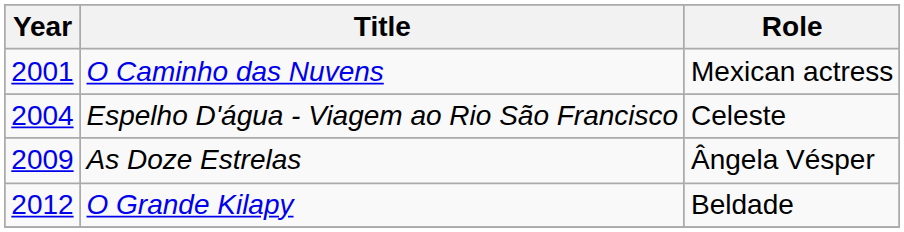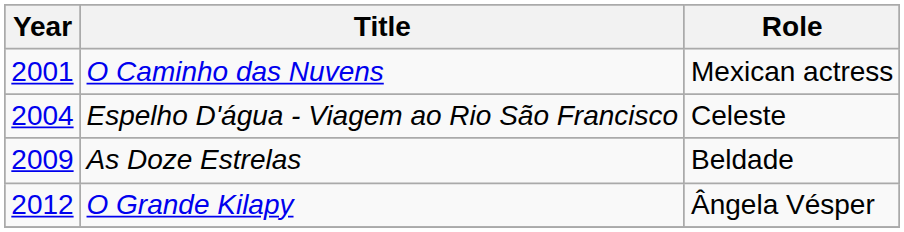(783, 159) Ângela Vésper -> (742, 159) Beldade
(742, 204) Beldade -> (783, 204) Ângela Vésper
